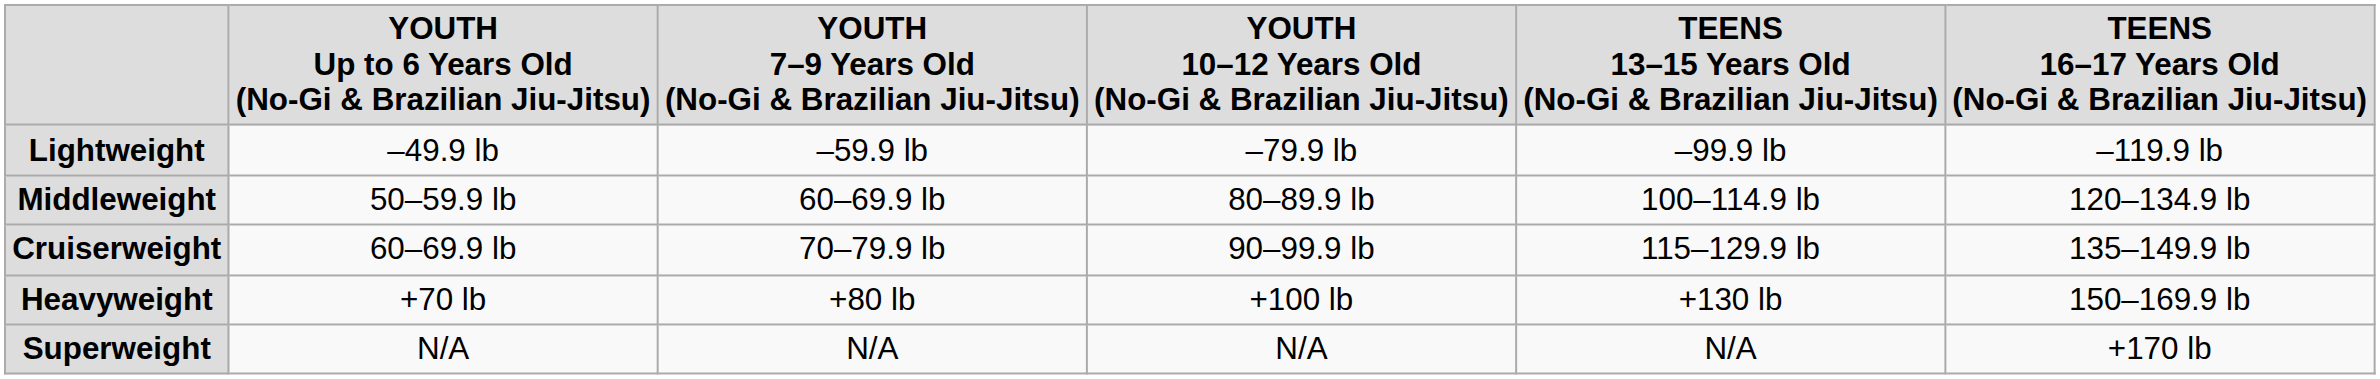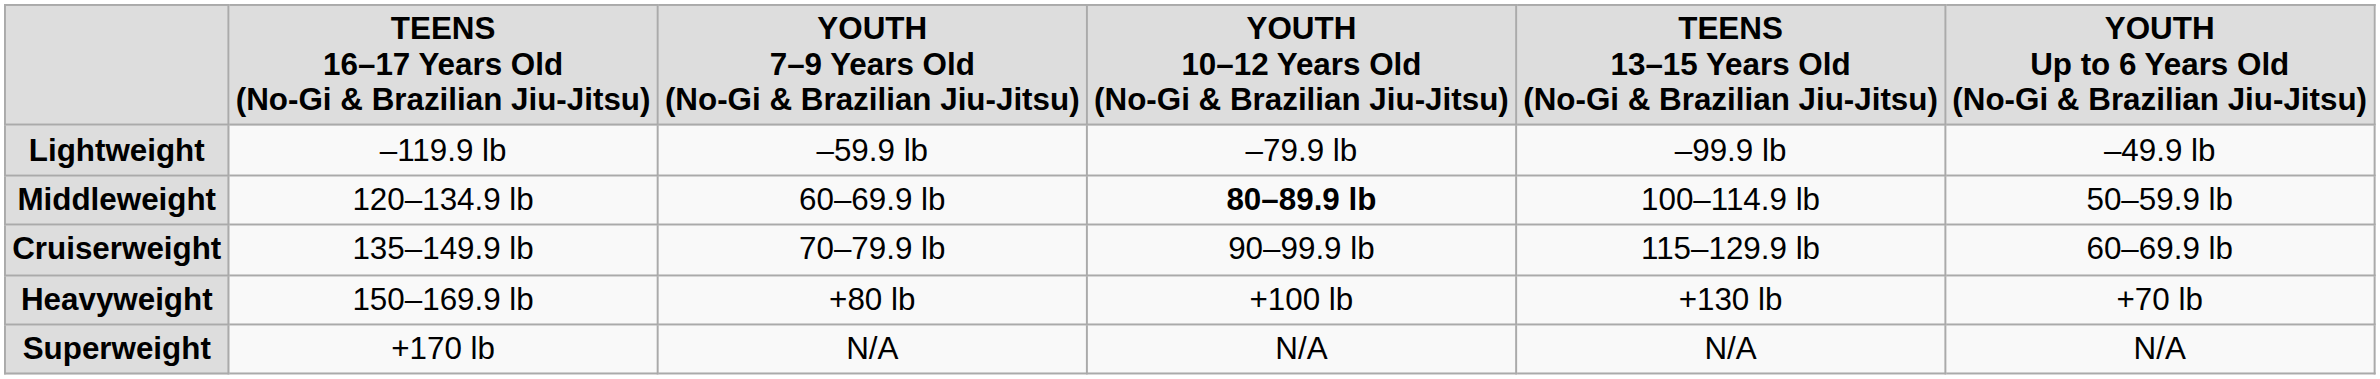columns swapped: (443, 64) <-> (2160, 64)
(1301, 199) normal -> (1301, 199) bold
